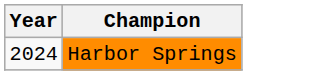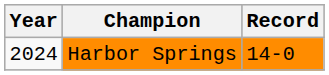+ column: (283, 21)
